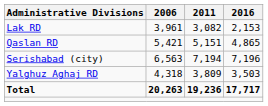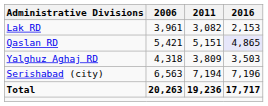(246, 43) no background -> (246, 43) lavender background
rows swapped: (52, 74) <-> (55, 58)
